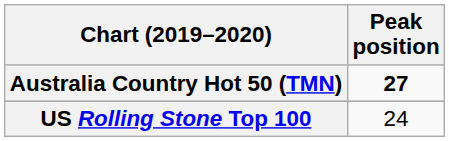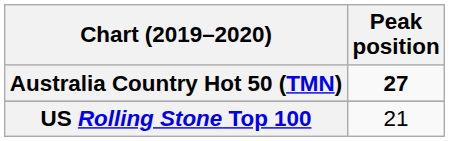(396, 118) 24 -> (396, 118) 21
